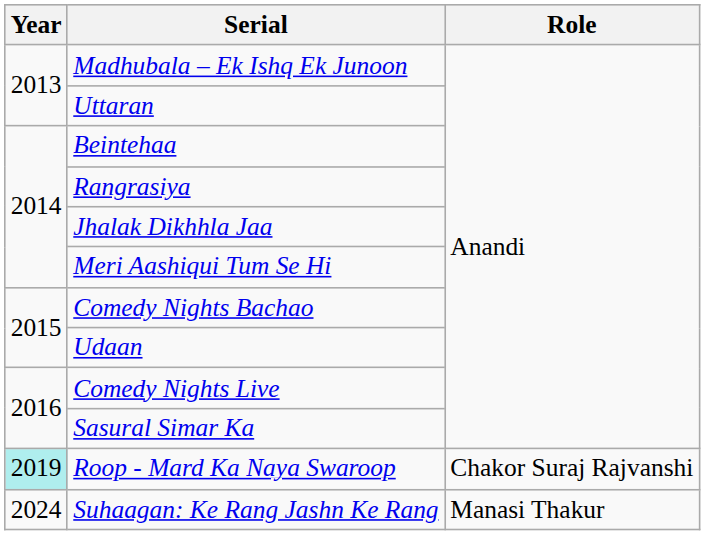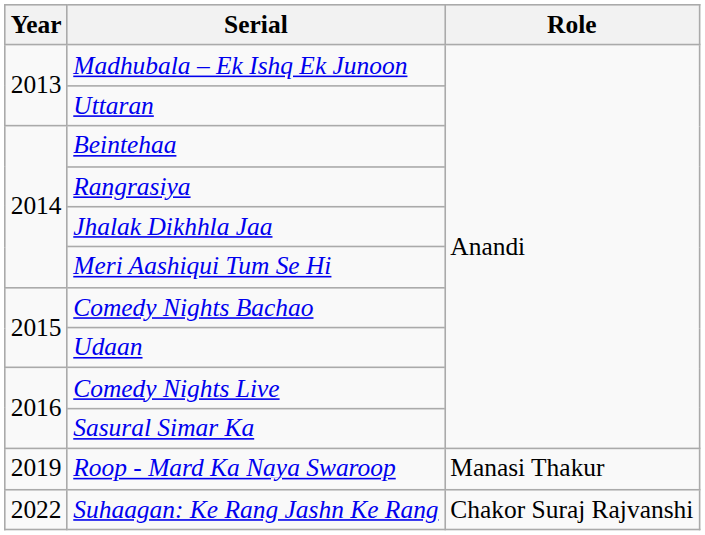(36, 468) paleturquoise background -> (36, 468) no background
(572, 468) Chakor Suraj Rajvanshi -> (527, 468) Manasi Thakur
(36, 508) 2024 -> (36, 508) 2022
(527, 508) Manasi Thakur -> (572, 508) Chakor Suraj Rajvanshi
